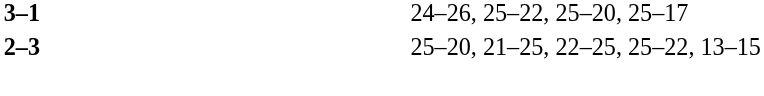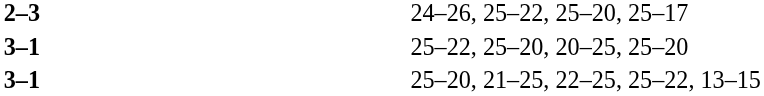(22, 13) 3–1 -> (22, 13) 2–3
+ row: (549, 46)
(22, 46) 2–3 -> (22, 80) 3–1
